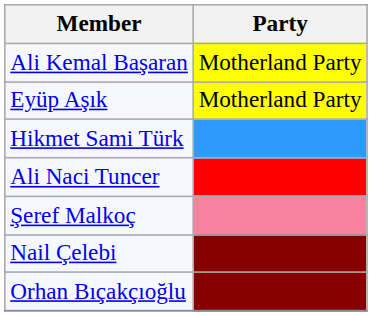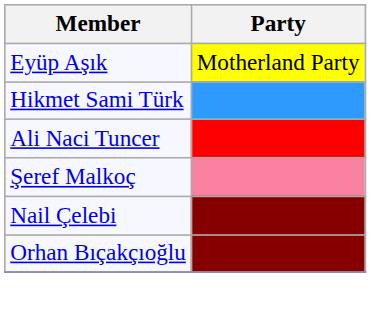- row: (99, 62)
